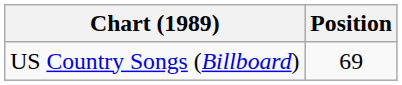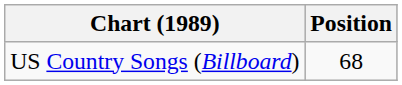(351, 60) 69 -> (351, 60) 68
